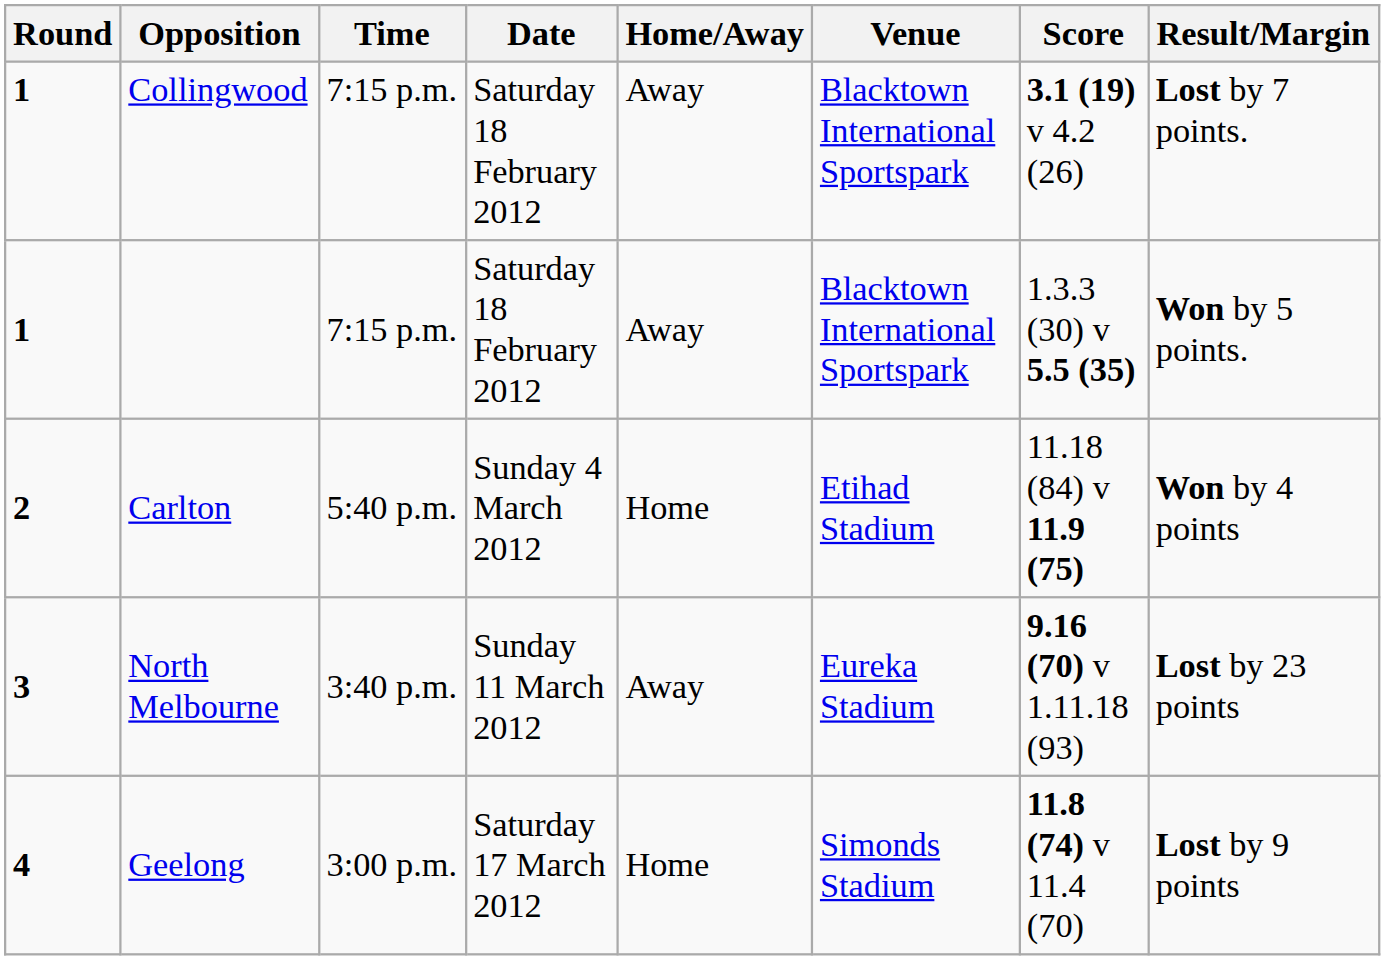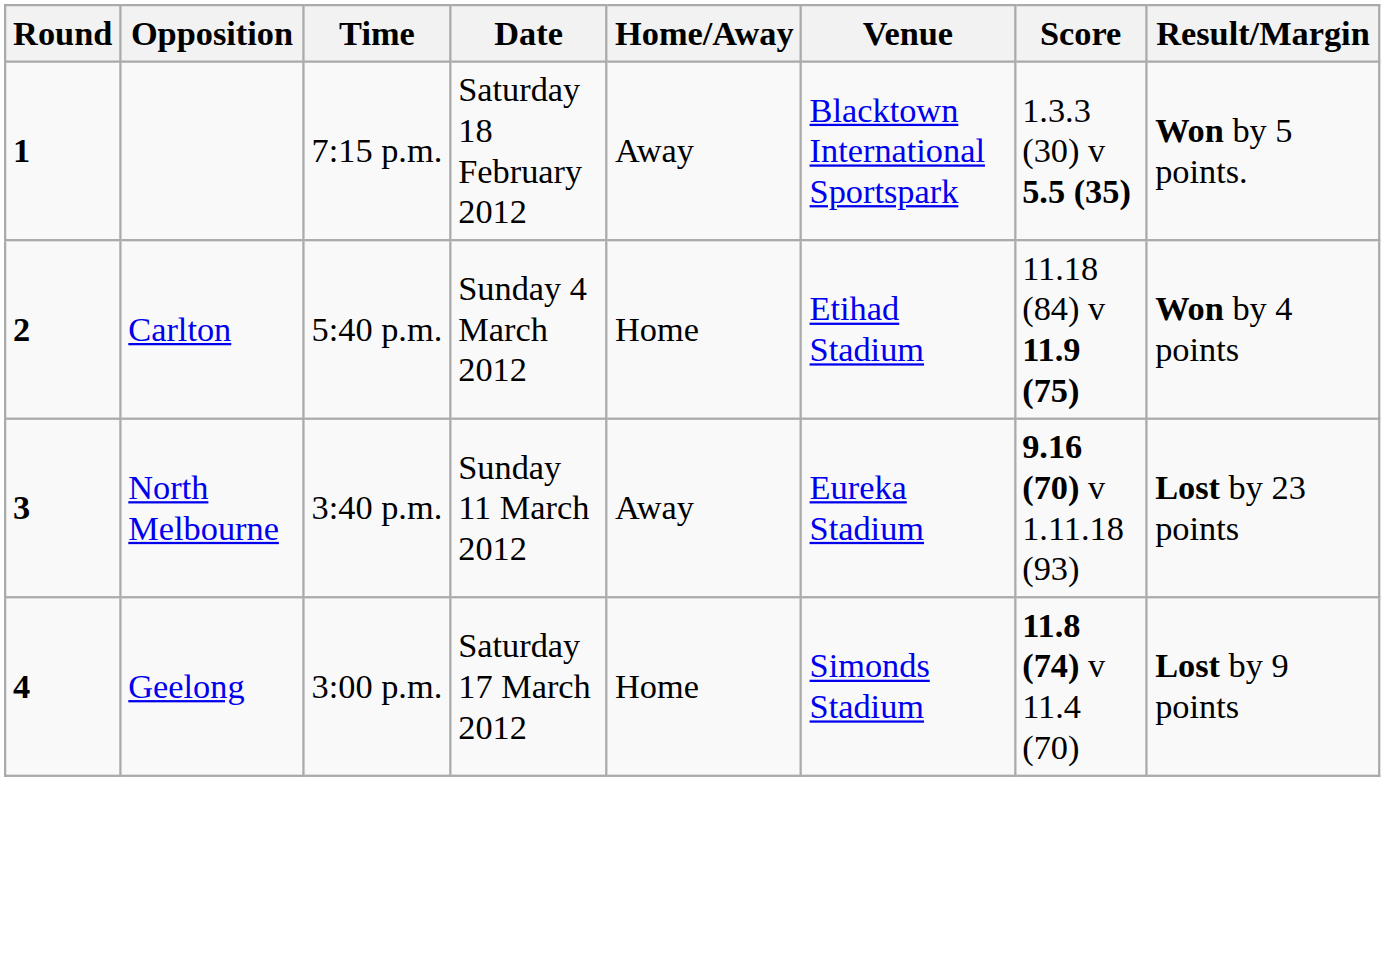- row: (218, 89)
